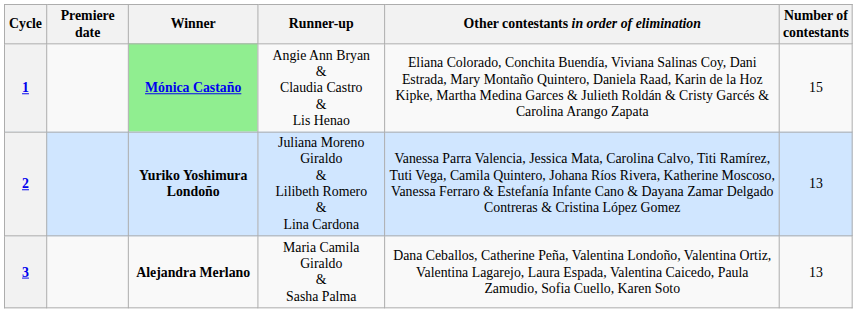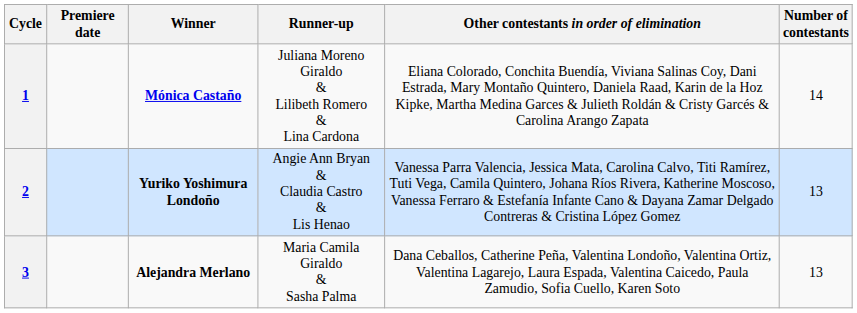(193, 88) lightgreen background -> (193, 96) no background
(321, 88) Angie Ann Bryan & Claudia Castro & Lis Henao -> (321, 96) Juliana Moreno Giraldo & Lilibeth Romero & Lina Cardona
(816, 88) 15 -> (816, 96) 14
(321, 184) Juliana Moreno Giraldo & Lilibeth Romero & Lina Cardona -> (321, 192) Angie Ann Bryan & Claudia Castro & Lis Henao
